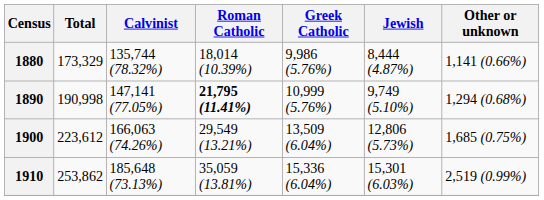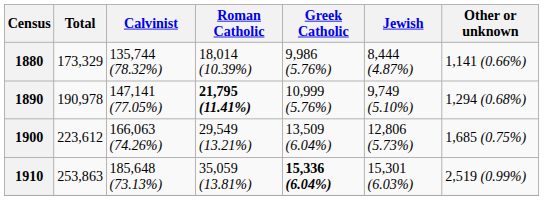(80, 99) 190,998 -> (80, 99) 190,978
(80, 176) 253,862 -> (80, 176) 253,863
(308, 176) normal -> (308, 176) bold
